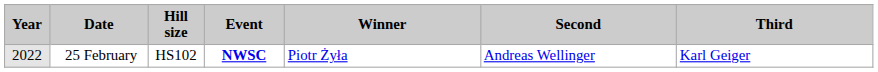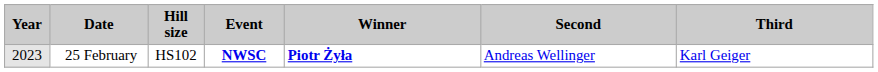(27, 55) 2022 -> (27, 55) 2023
(318, 55) normal -> (320, 55) bold
